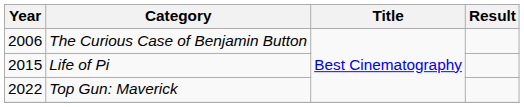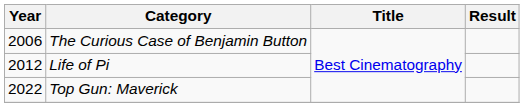(25, 65) 2015 -> (25, 65) 2012
